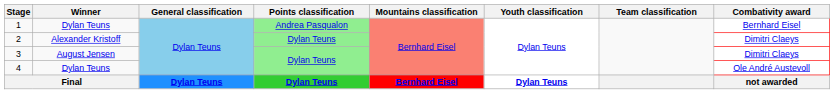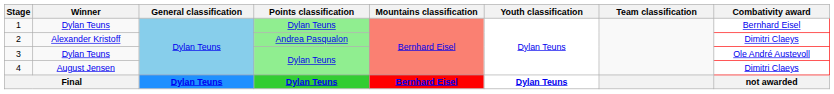(312, 26) Andrea Pasqualon -> (312, 26) Dylan Teuns
(312, 40) Dylan Teuns -> (312, 40) Andrea Pasqualon
(86, 54) August Jensen -> (86, 54) Dylan Teuns
(772, 54) Dimitri Claeys -> (772, 54) Ole André Austevoll
(86, 68) Dylan Teuns -> (86, 68) August Jensen
(772, 68) Ole André Austevoll -> (772, 68) Dimitri Claeys
